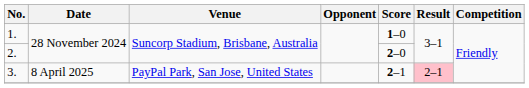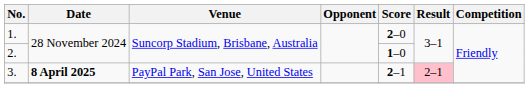(396, 33) 1–0 -> (396, 33) 2–0
(396, 53) 2–0 -> (396, 53) 1–0
(62, 72) normal -> (63, 72) bold
